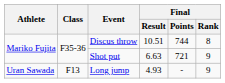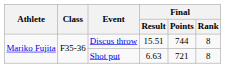(154, 41) 10.51 -> (154, 41) 15.51
(208, 56) 9 -> (208, 56) 8
- row: (110, 71)
